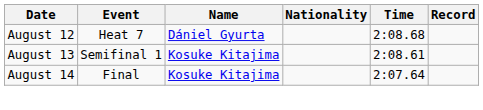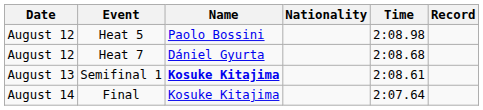+ row: (121, 35)
(224, 55) normal -> (224, 75) bold
